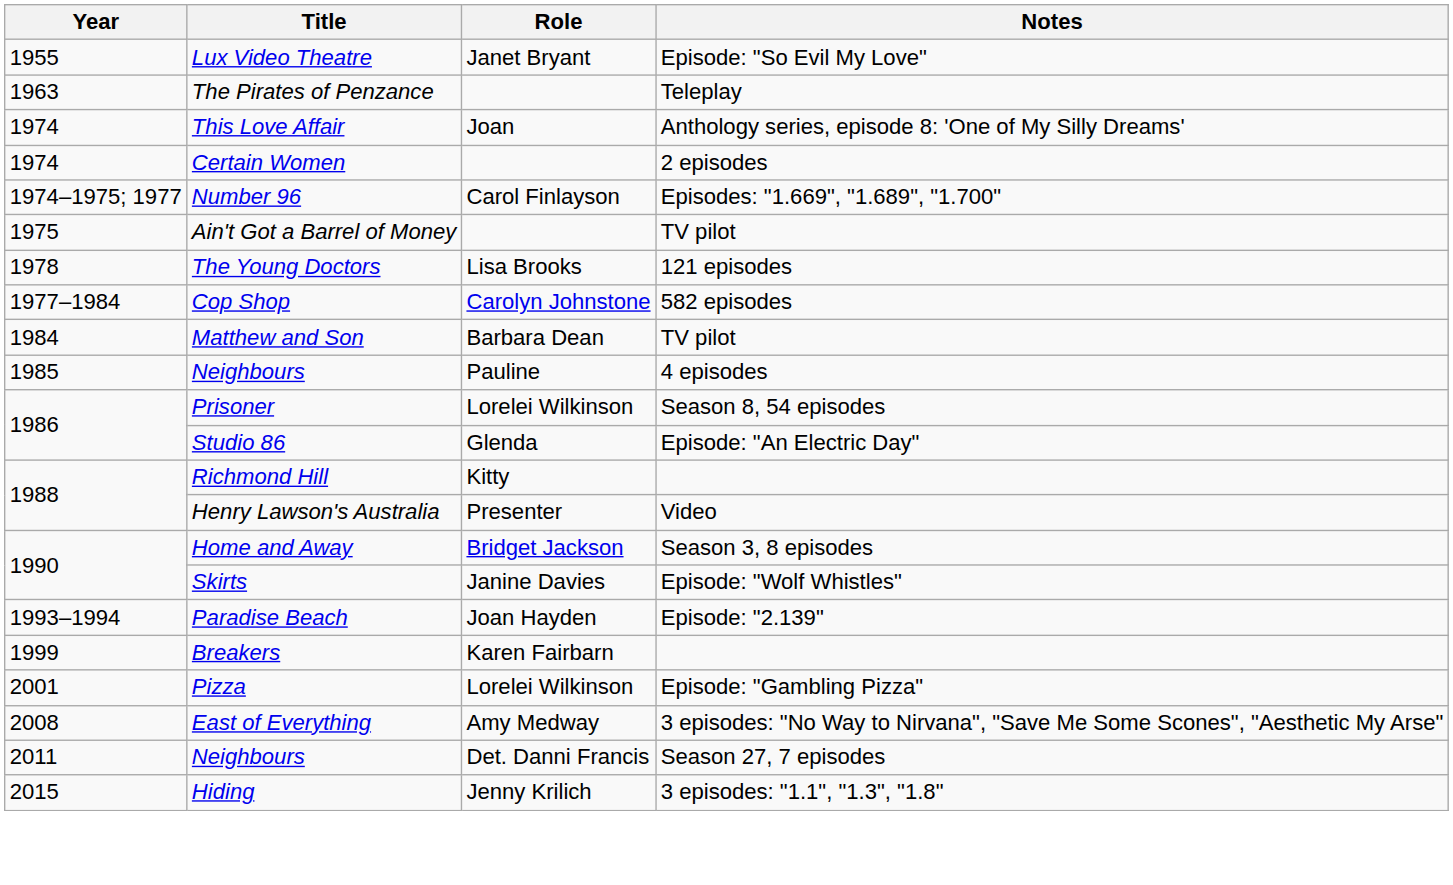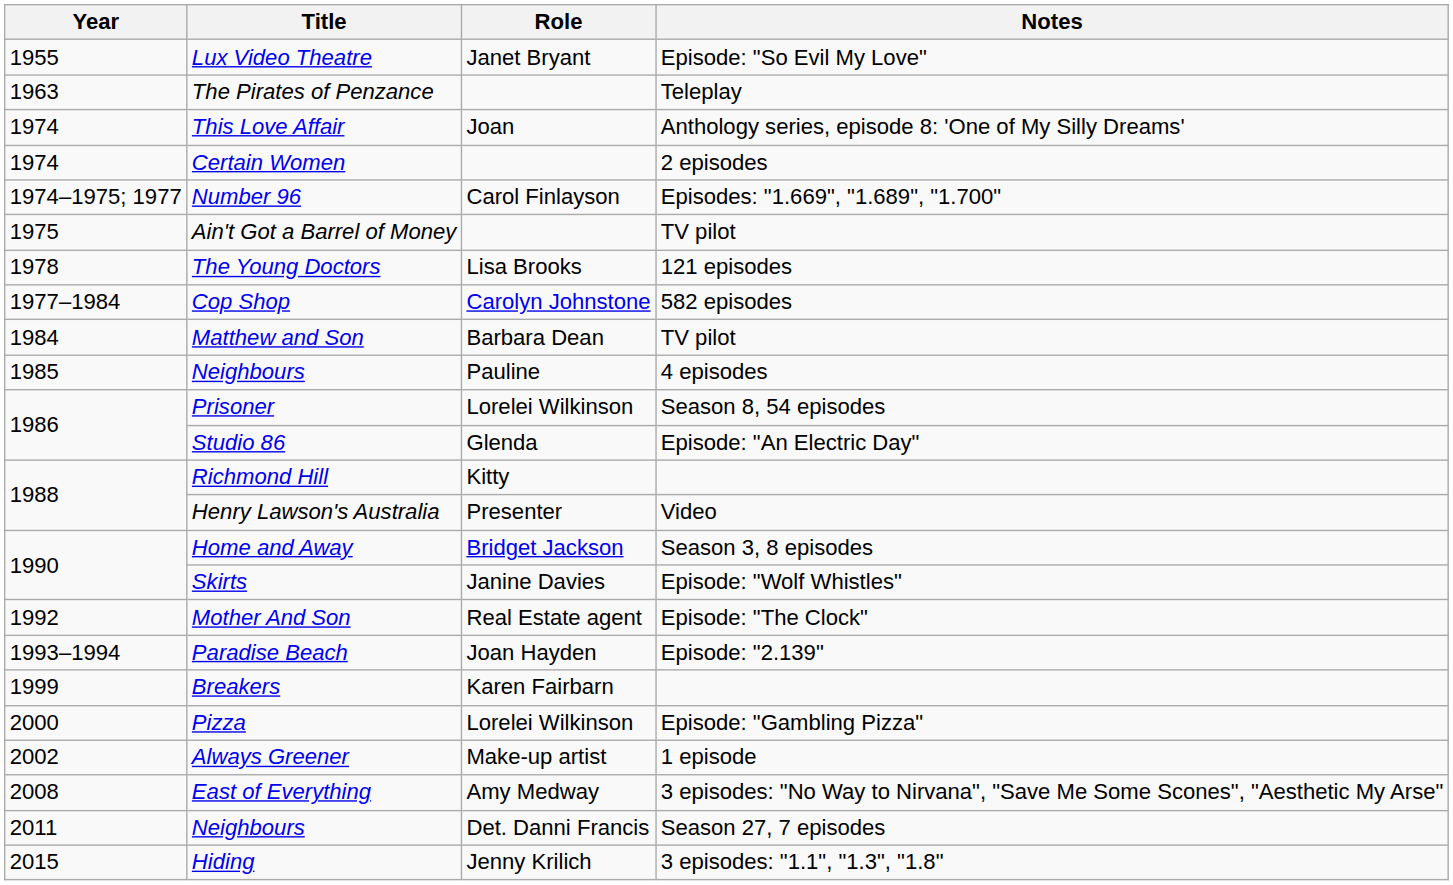+ row: (271, 617)
(34, 687) 2001 -> (34, 722) 2000
+ row: (270, 757)
